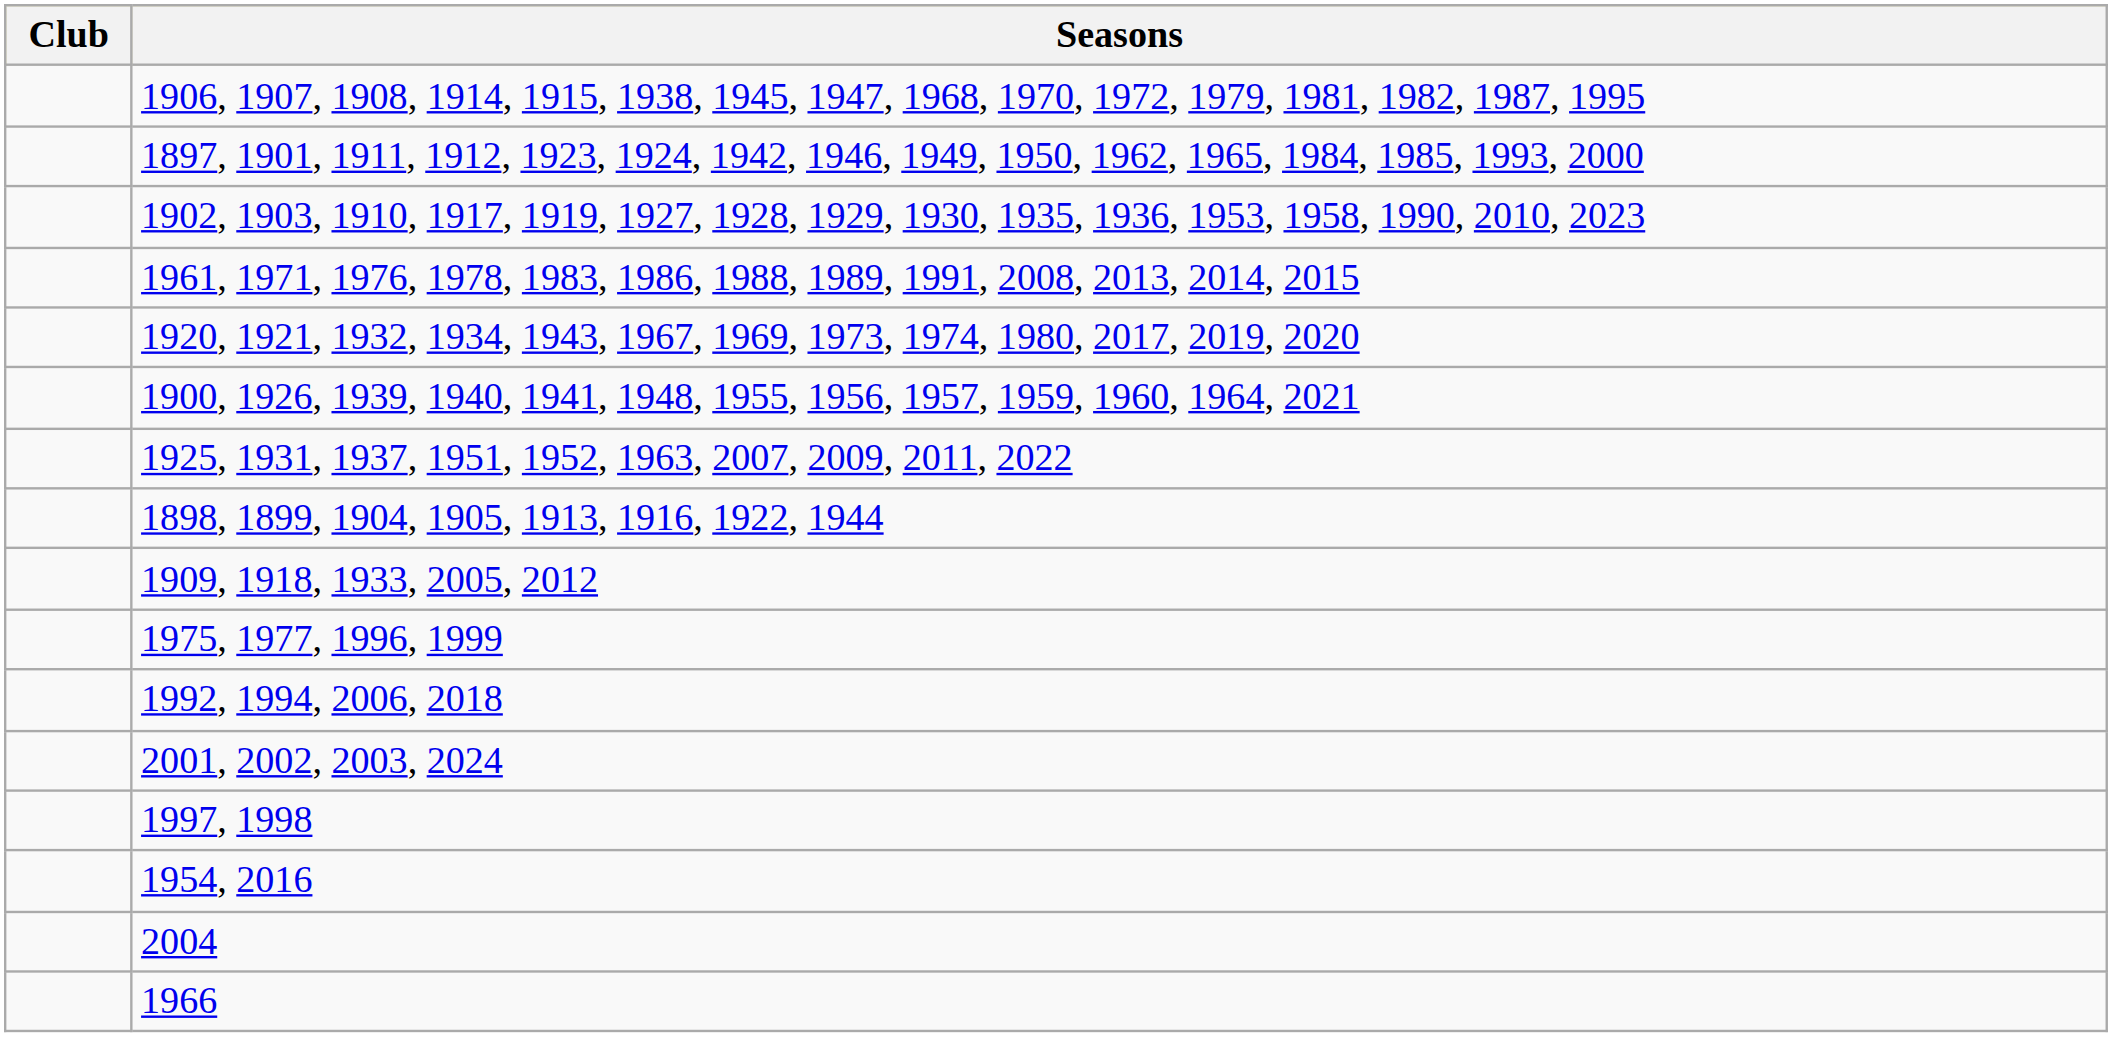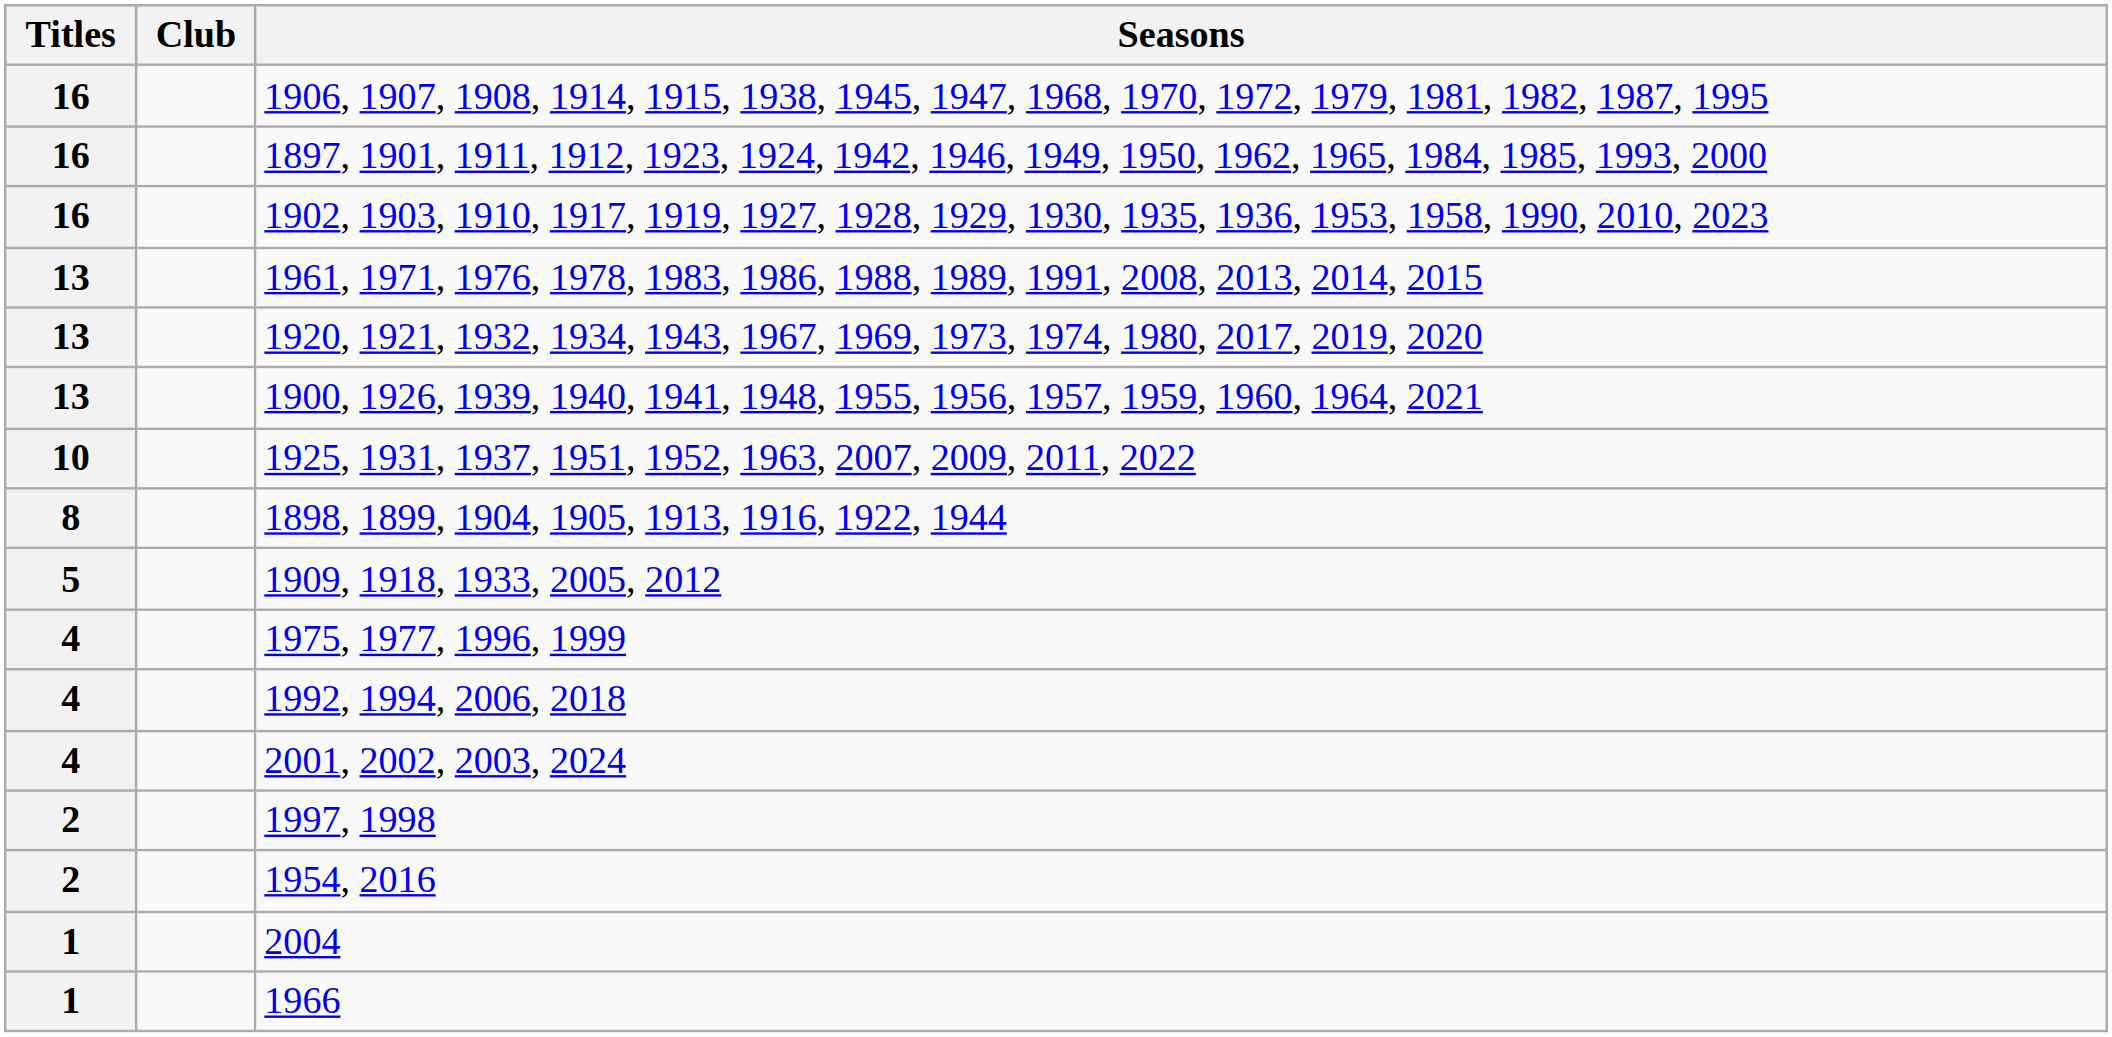+ column: (71, 34)
